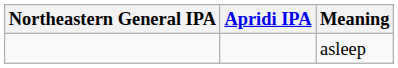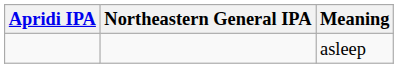columns swapped: (112, 19) <-> (268, 19)
